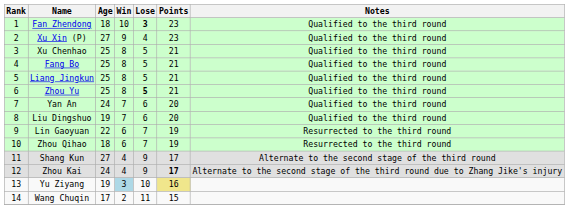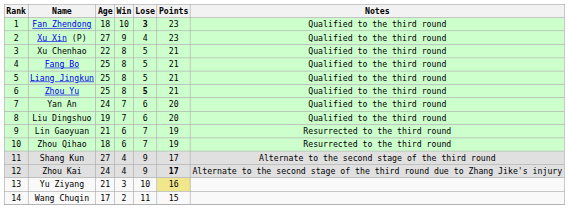(105, 51) 25 -> (105, 51) 22
(105, 131) 22 -> (105, 131) 21
(105, 185) 19 -> (105, 185) 21
(124, 185) lightblue background -> (124, 185) no background
